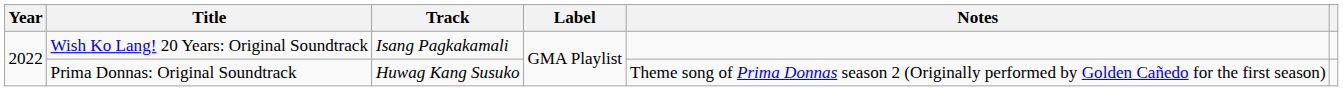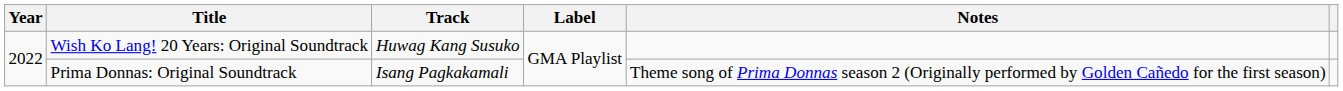(442, 45) Isang Pagkakamali -> (448, 45) Huwag Kang Susuko
(448, 72) Huwag Kang Susuko -> (442, 72) Isang Pagkakamali
